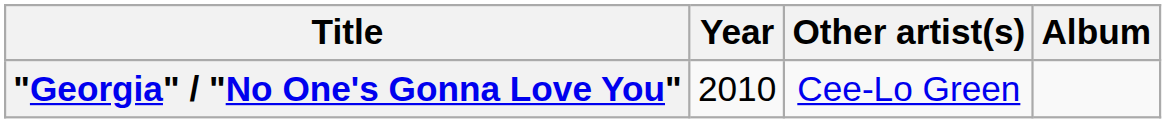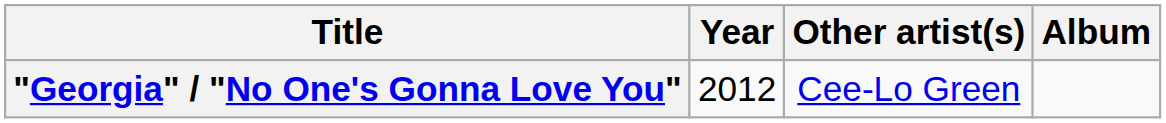(737, 88) 2010 -> (737, 88) 2012
